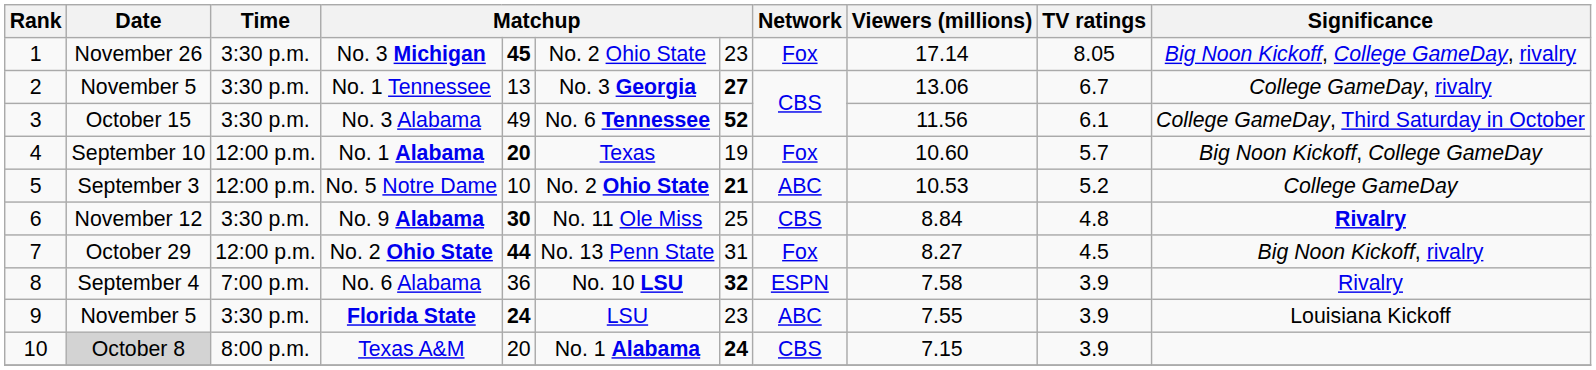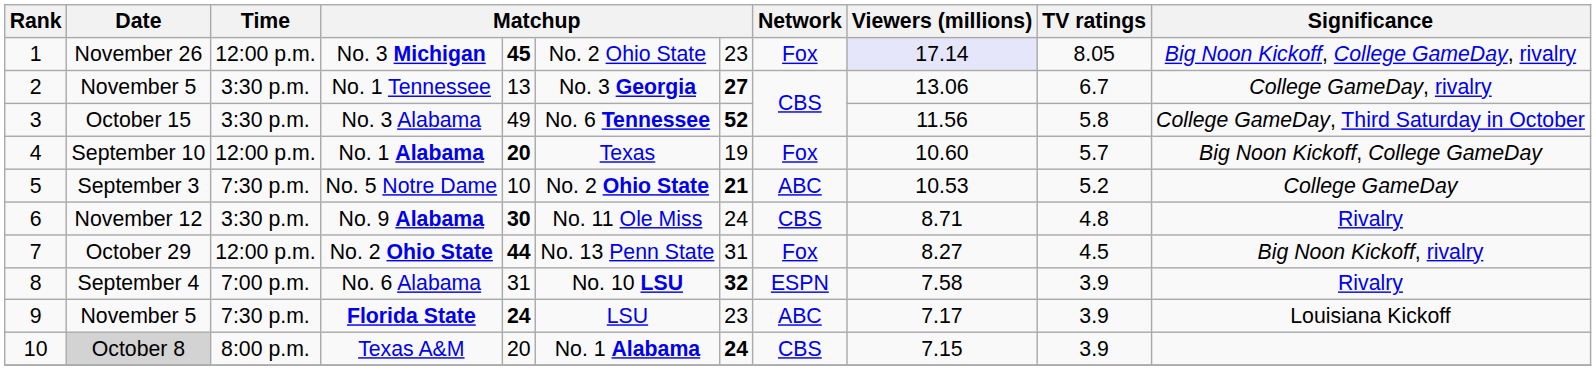(265, 54) 3:30 p.m. -> (265, 54) 12:00 p.m.
(942, 54) no background -> (942, 54) lavender background
(1094, 119) 6.1 -> (1094, 119) 5.8
(265, 185) 12:00 p.m. -> (265, 185) 7:30 p.m.
(736, 218) 25 -> (736, 218) 24
(942, 218) 8.84 -> (942, 218) 8.71
(1370, 218) bold -> (1370, 218) normal
(519, 283) 36 -> (519, 283) 31
(265, 316) 3:30 p.m. -> (265, 316) 7:30 p.m.
(942, 316) 7.55 -> (942, 316) 7.17
